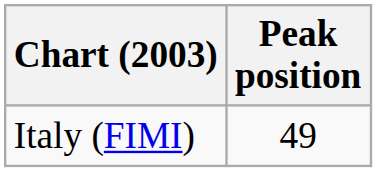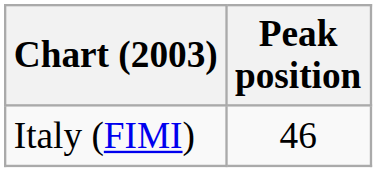(298, 135) 49 -> (298, 135) 46
